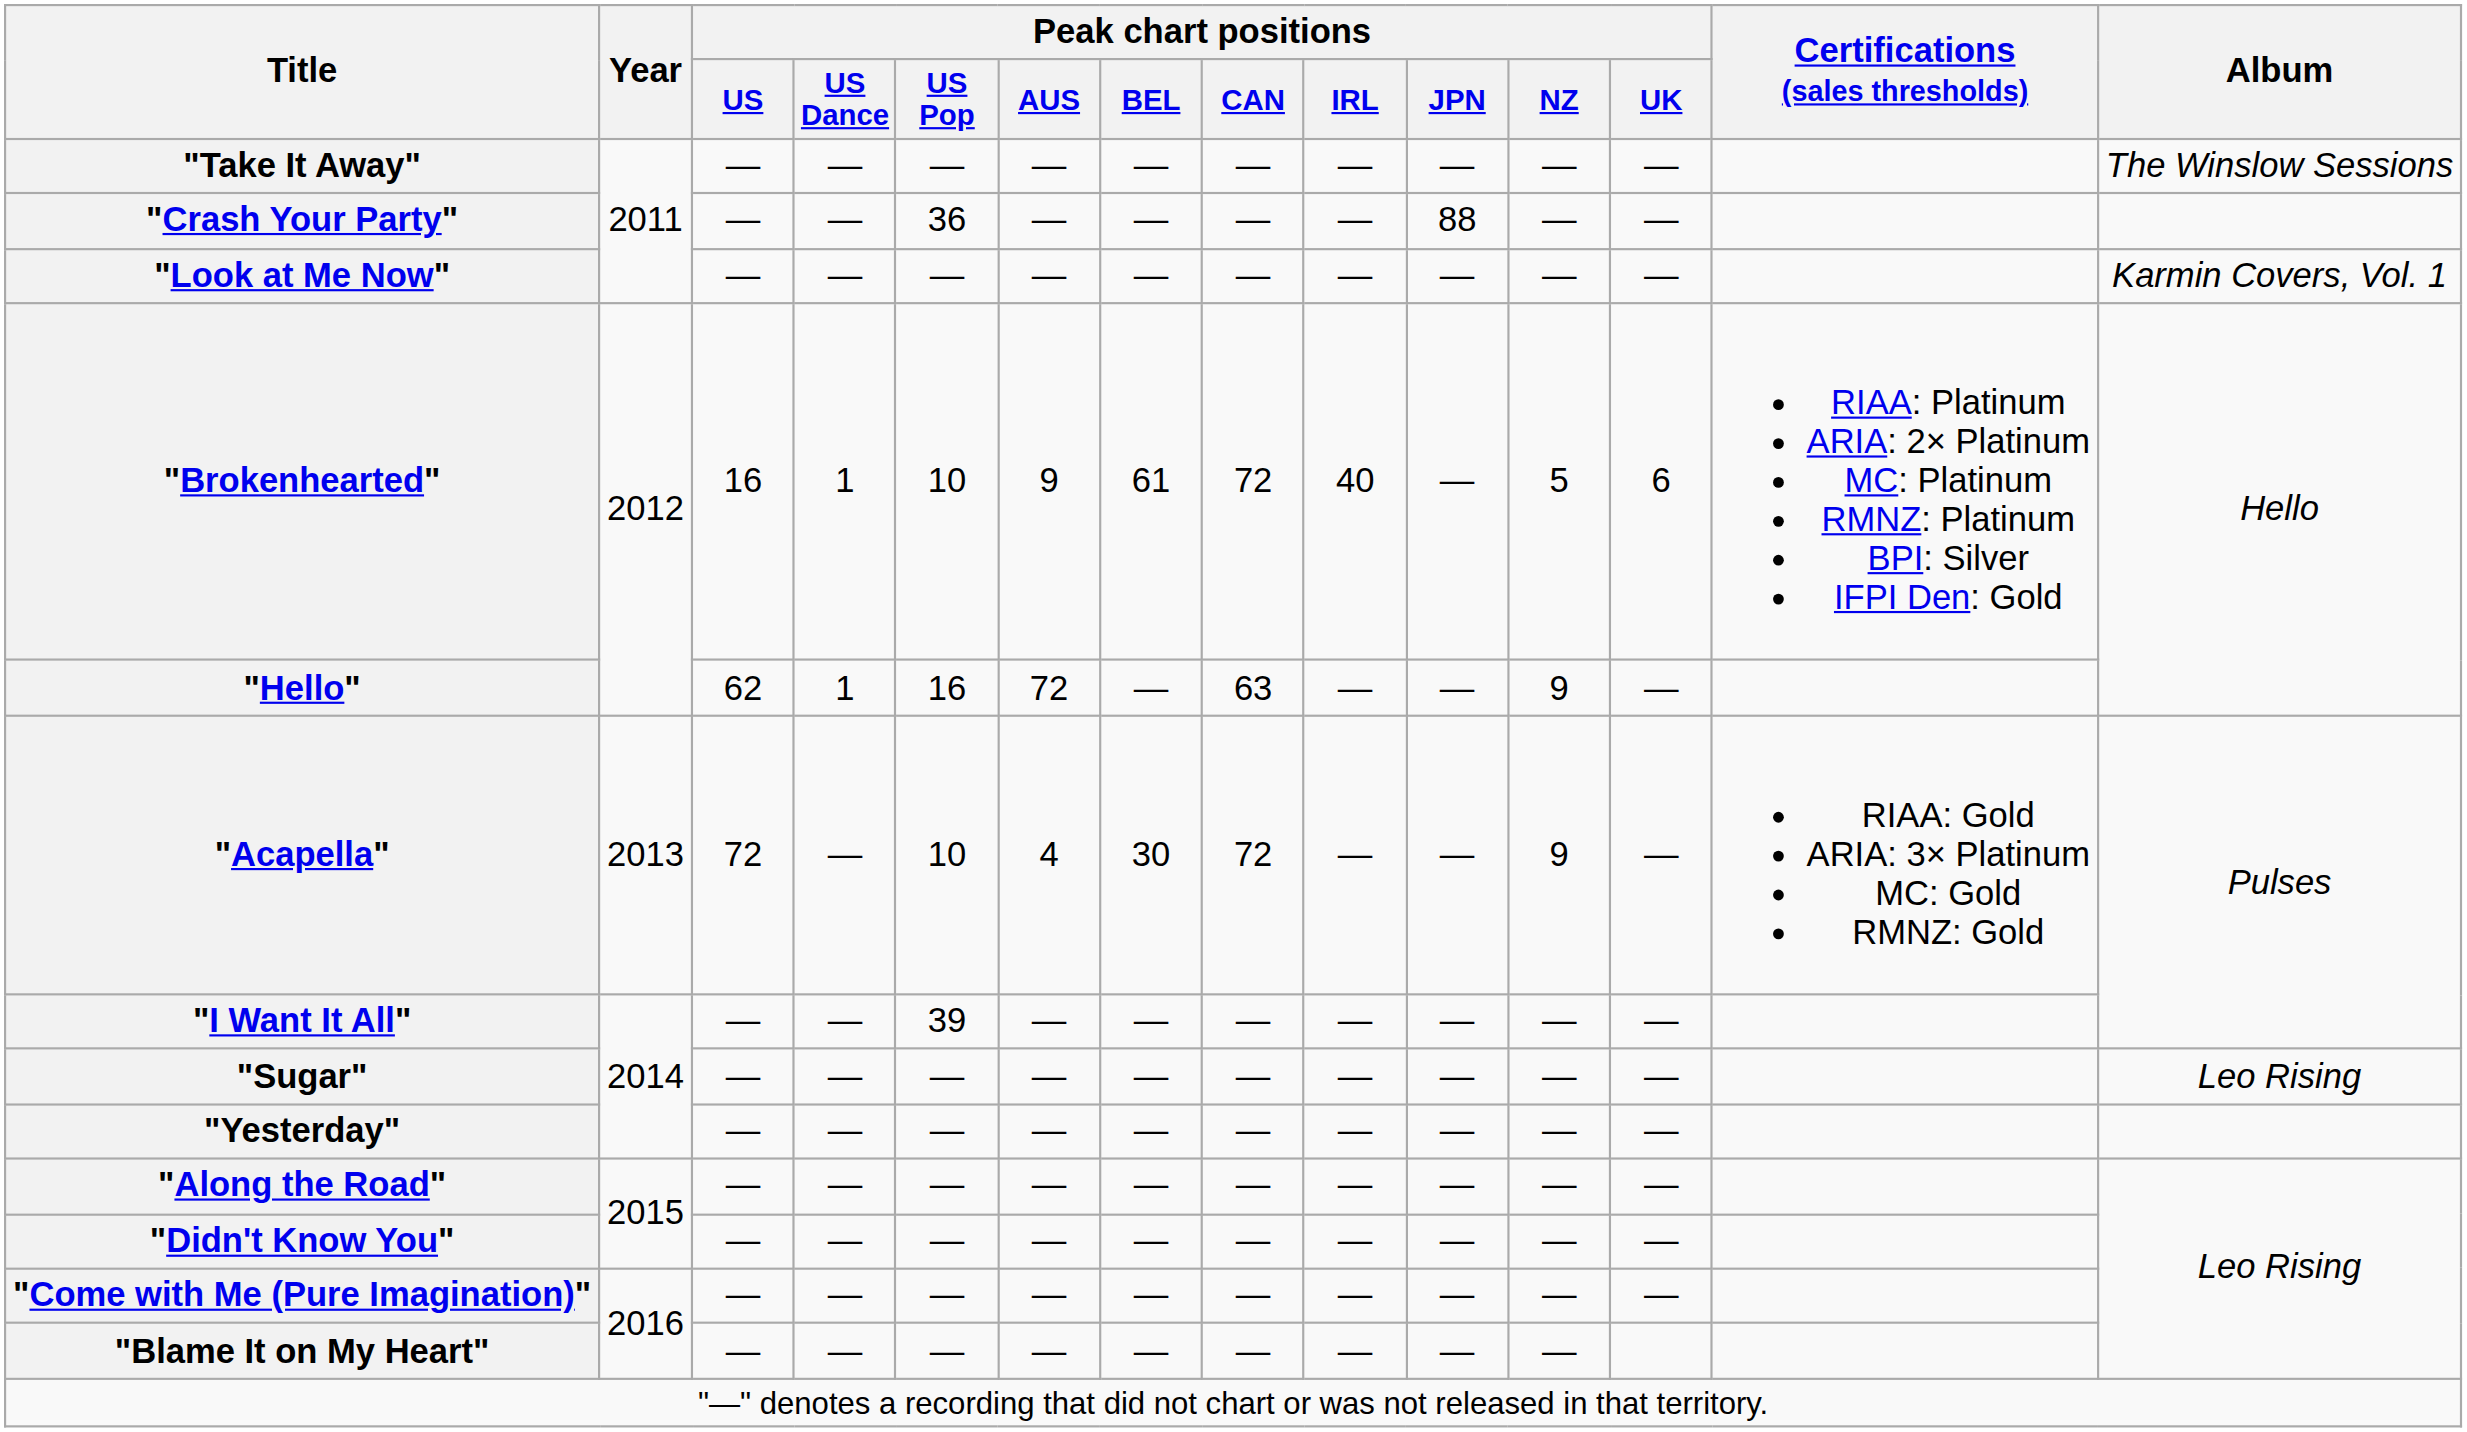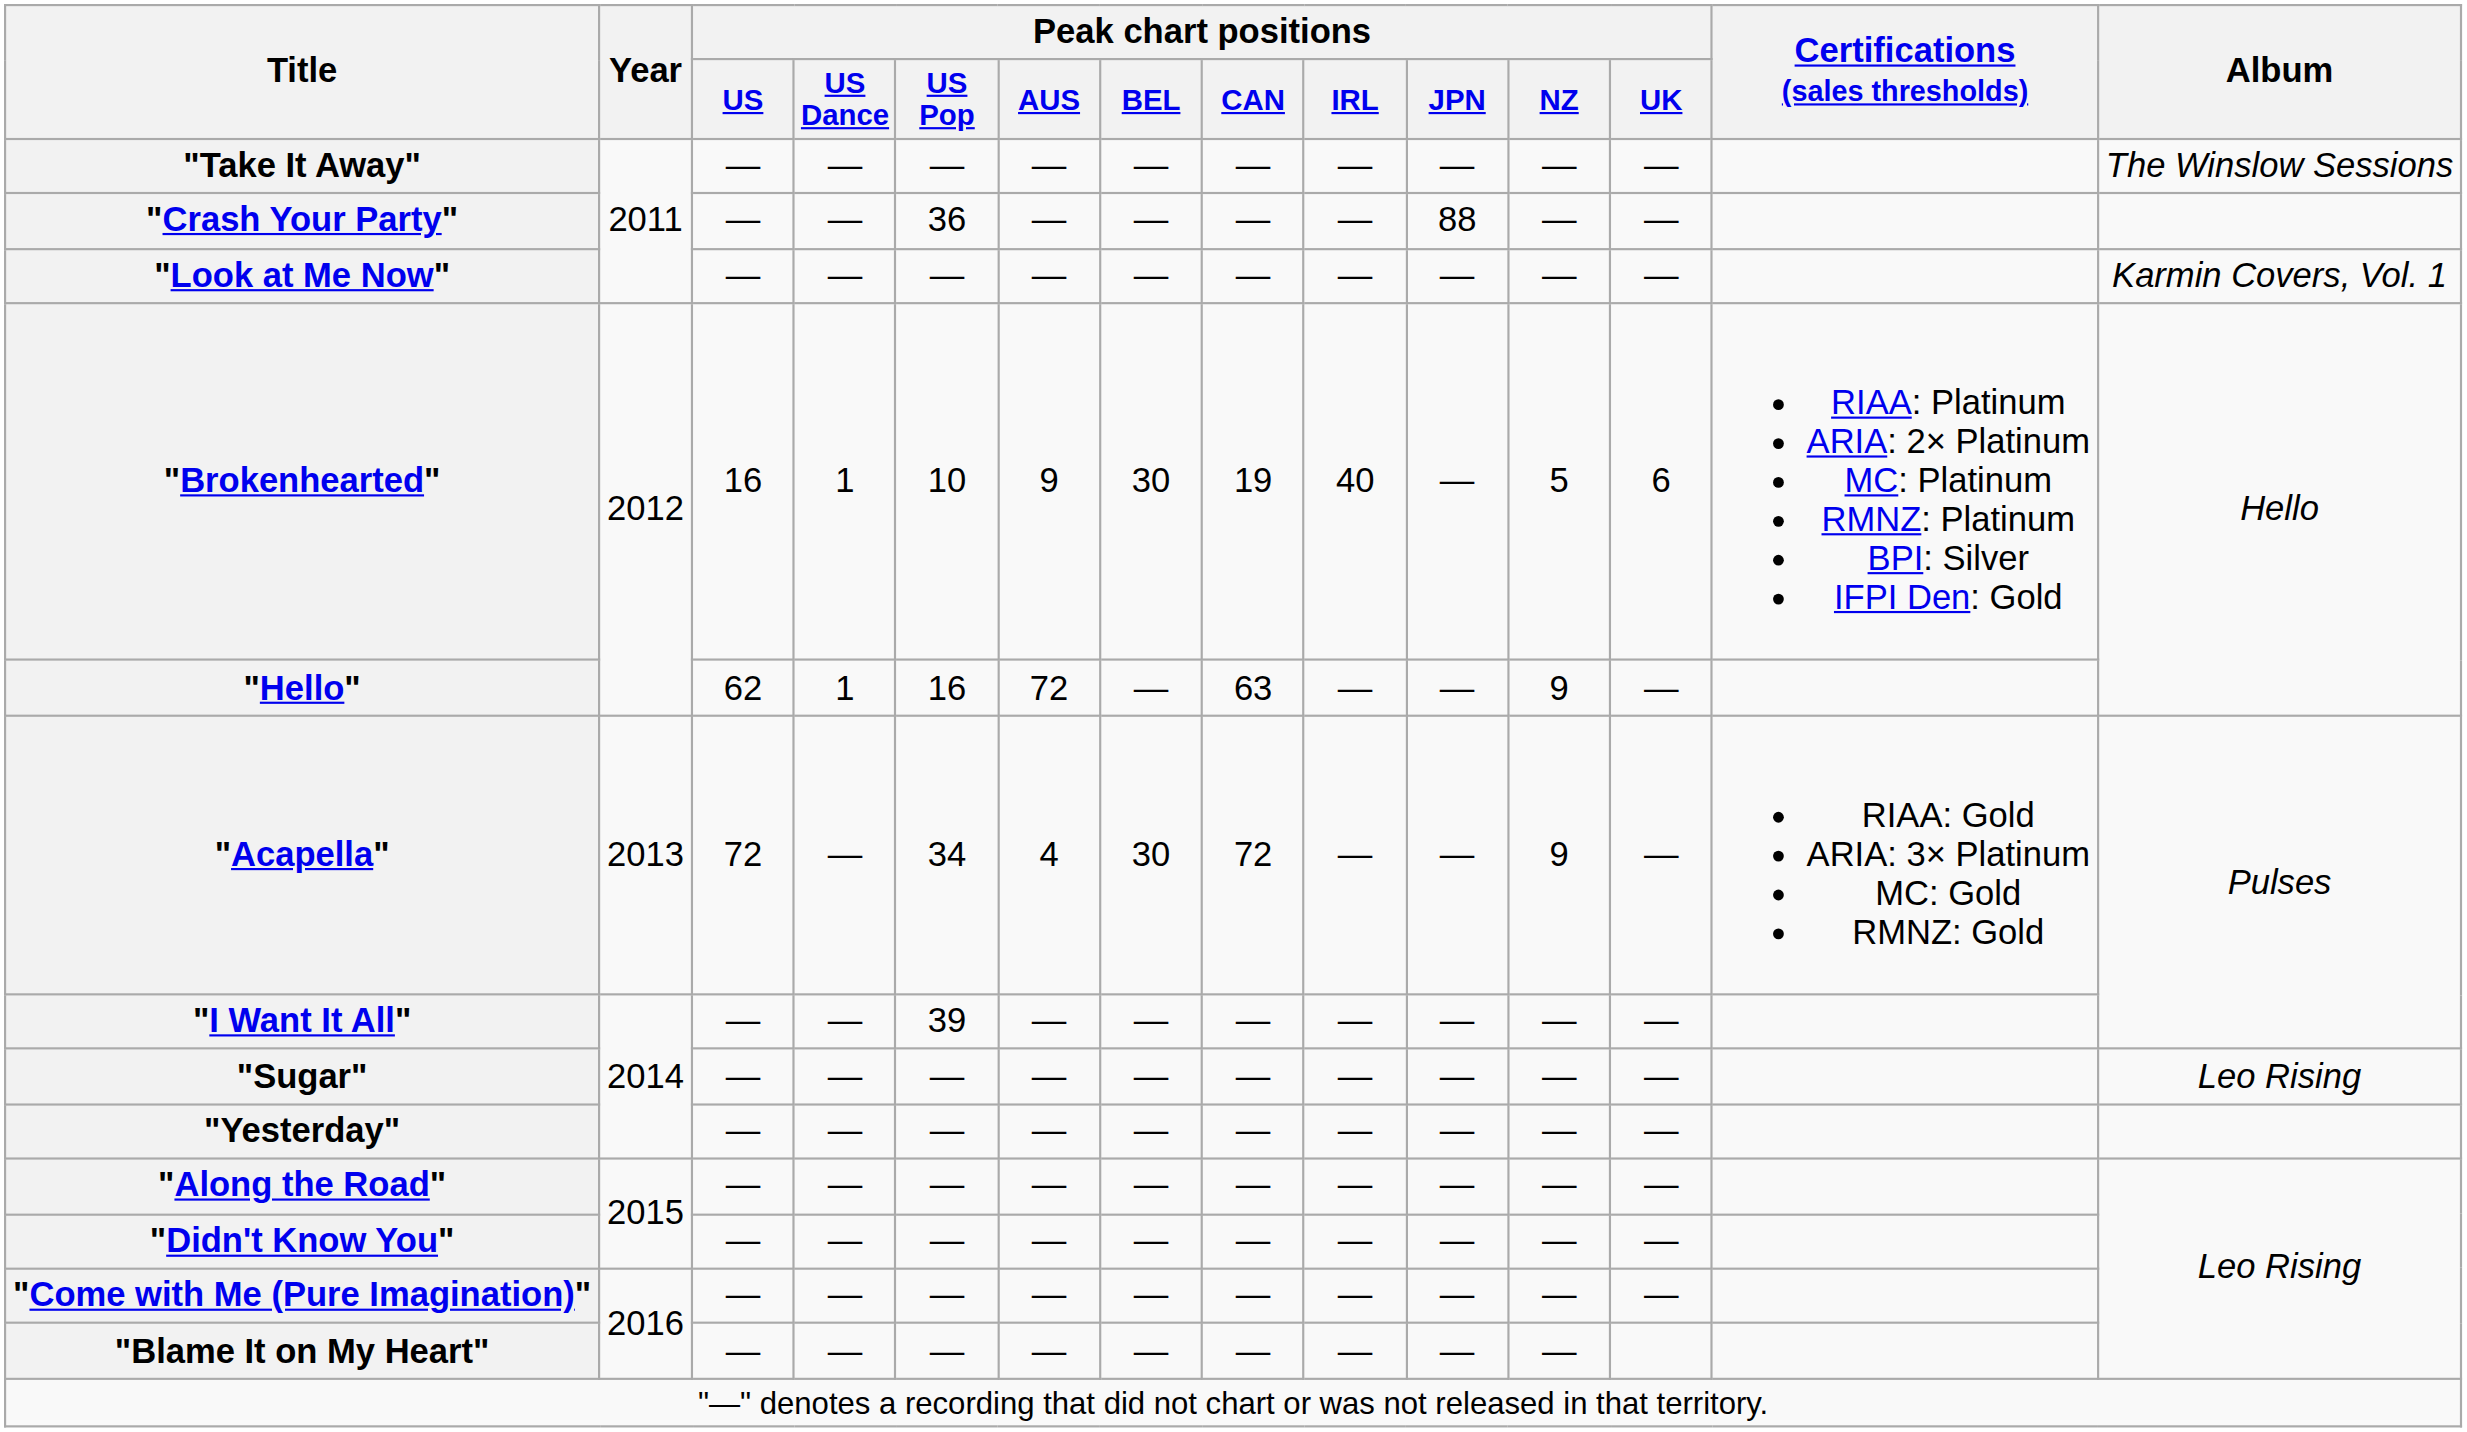(1151, 481) 61 -> (1151, 481) 30
(1253, 481) 72 -> (1253, 481) 19
(947, 854) 10 -> (947, 854) 34
